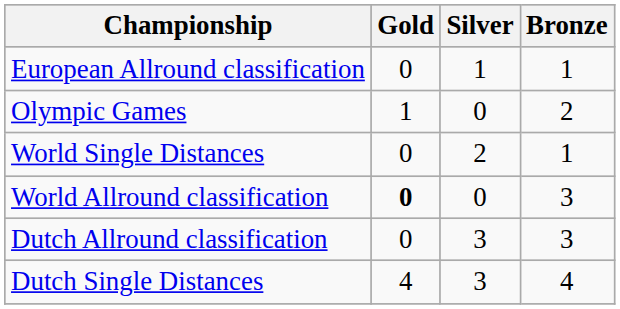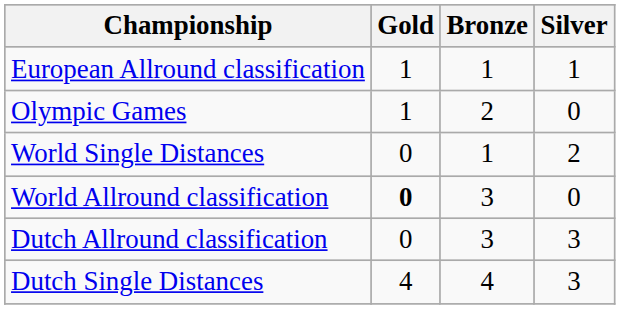columns swapped: (480, 25) <-> (567, 25)
(406, 68) 0 -> (406, 68) 1
